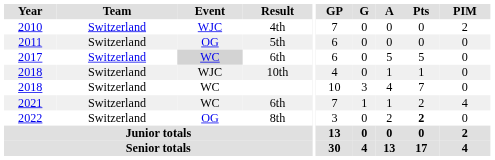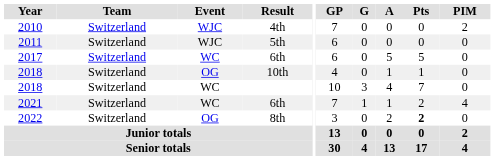(210, 42) OG -> (210, 42) WJC
(210, 57) lightgrey background -> (210, 57) no background
(210, 72) WJC -> (210, 72) OG
